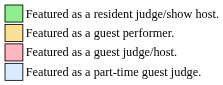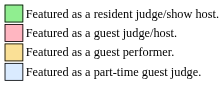rows swapped: (101, 52) <-> (100, 33)
